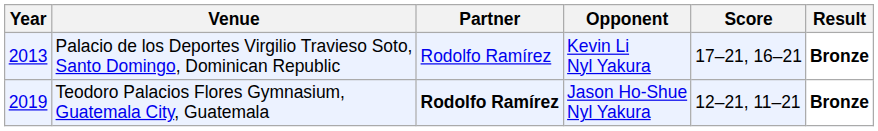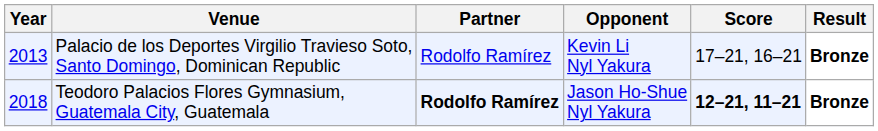(28, 103) 2019 -> (28, 103) 2018
(748, 103) normal -> (748, 103) bold
